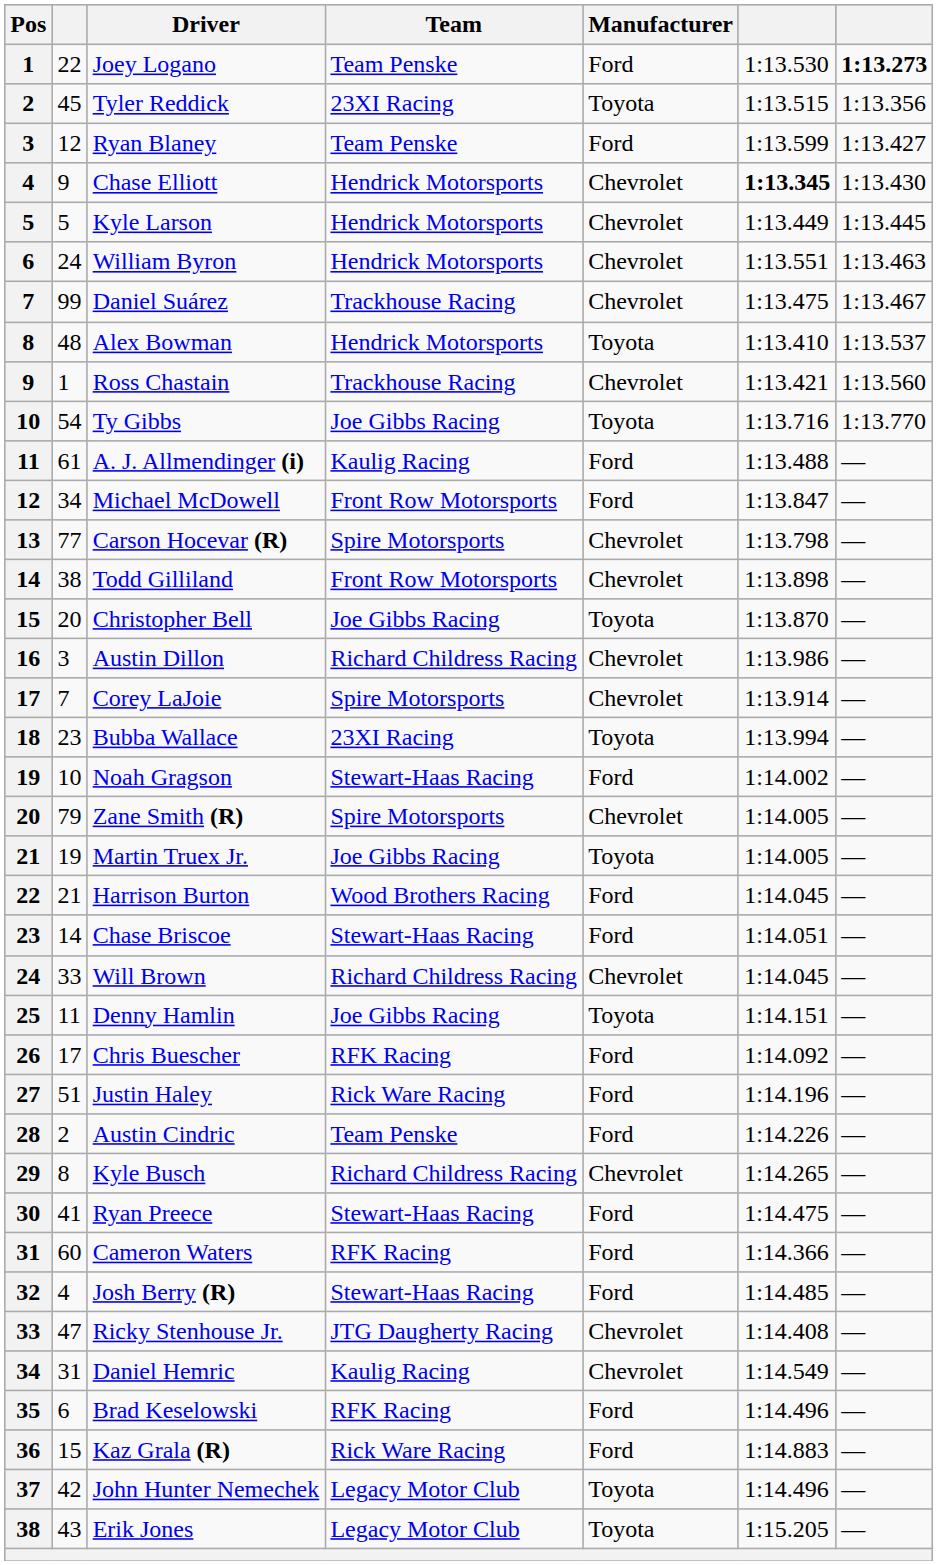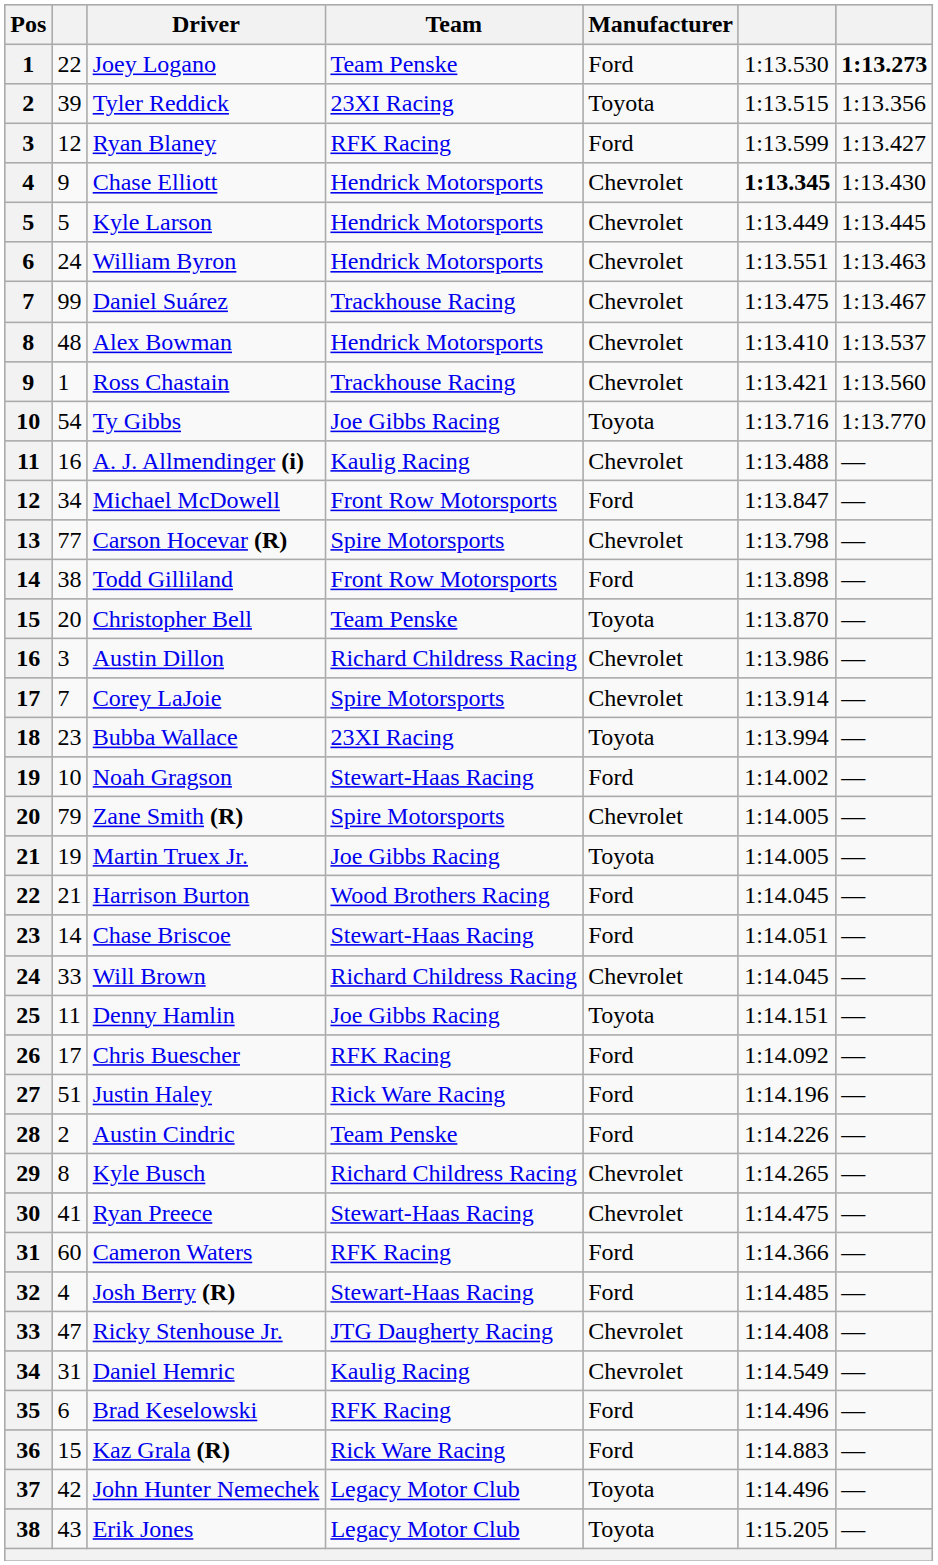(70, 103) 45 -> (70, 103) 39
(394, 143) Team Penske -> (391, 143) RFK Racing
(621, 341) Toyota -> (635, 341) Chevrolet
(70, 460) 61 -> (70, 460) 16
(611, 460) Ford -> (635, 460) Chevrolet
(635, 578) Chevrolet -> (611, 578) Ford
(415, 618) Joe Gibbs Racing -> (394, 618) Team Penske
(611, 1212) Ford -> (635, 1212) Chevrolet
